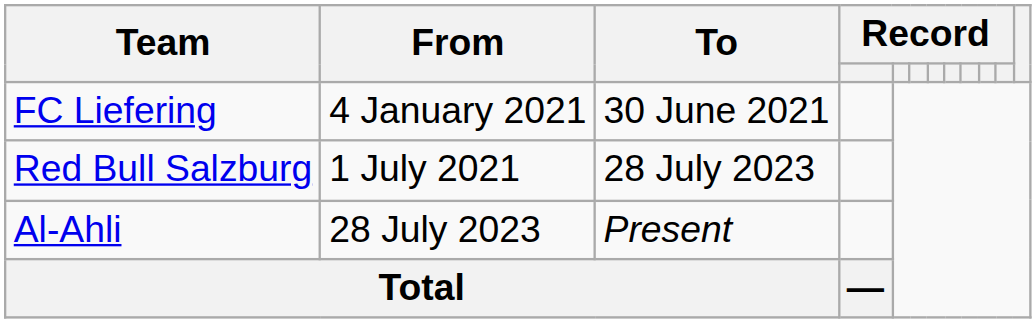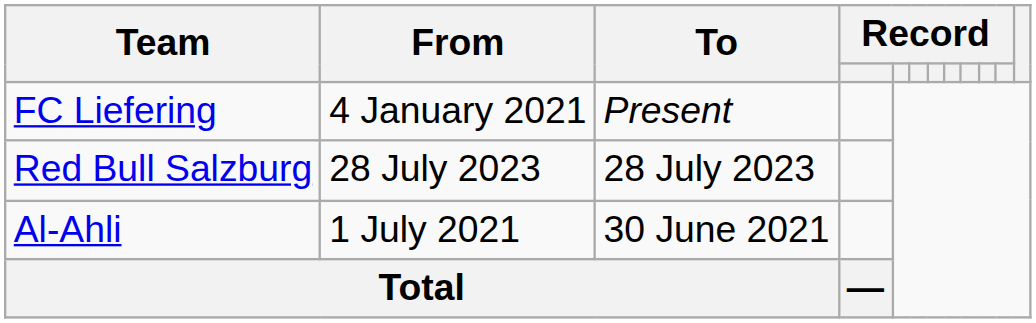(717, 110) 30 June 2021 -> (668, 110) Present
(425, 169) 1 July 2021 -> (435, 169) 28 July 2023
(435, 228) 28 July 2023 -> (425, 228) 1 July 2021
(668, 228) Present -> (717, 228) 30 June 2021
